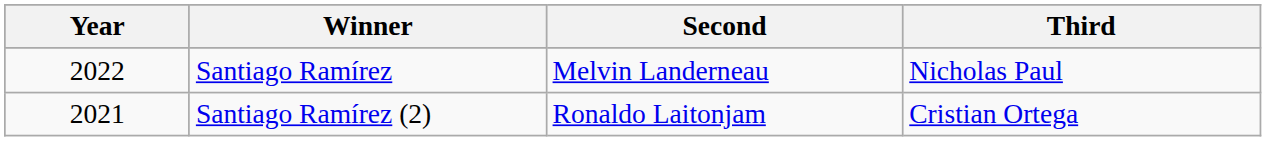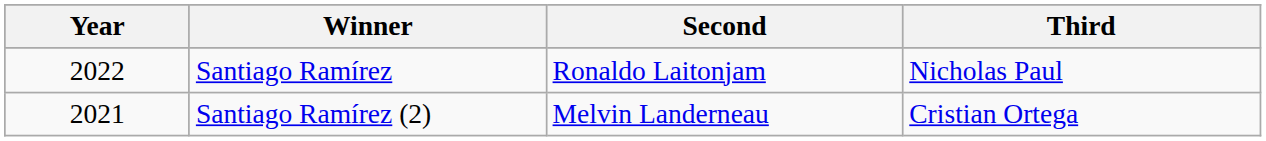(661, 69) Melvin Landerneau -> (659, 69) Ronaldo Laitonjam
(659, 113) Ronaldo Laitonjam -> (661, 113) Melvin Landerneau
